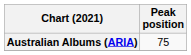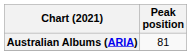(163, 42) 75 -> (163, 42) 81
